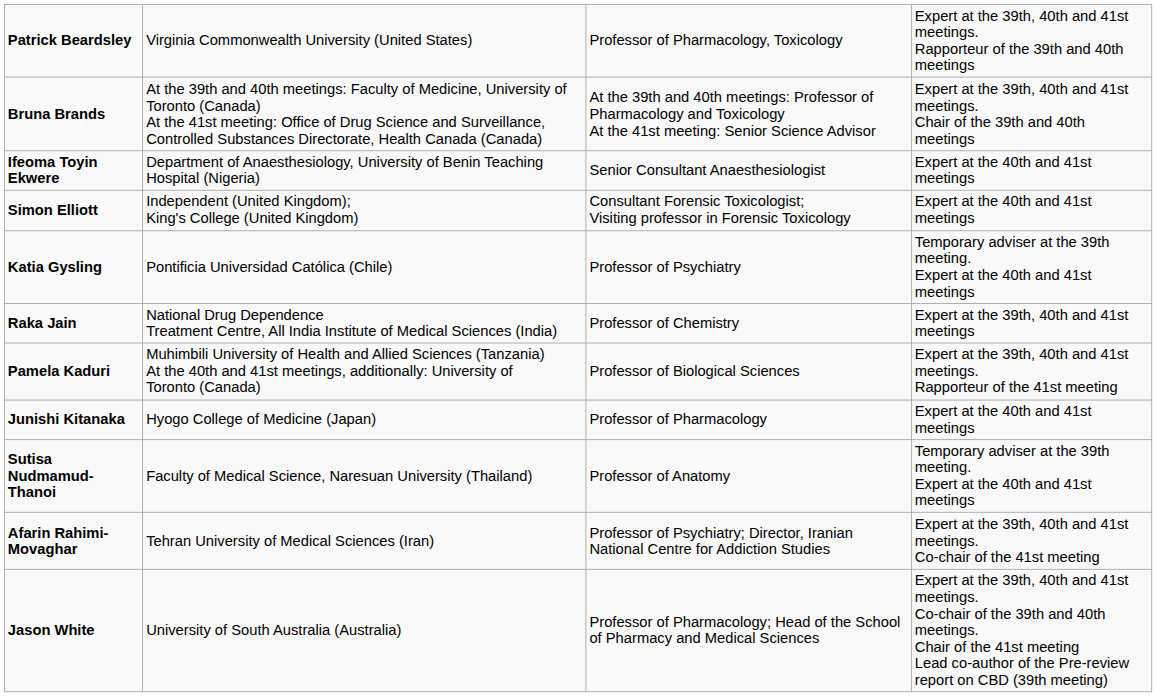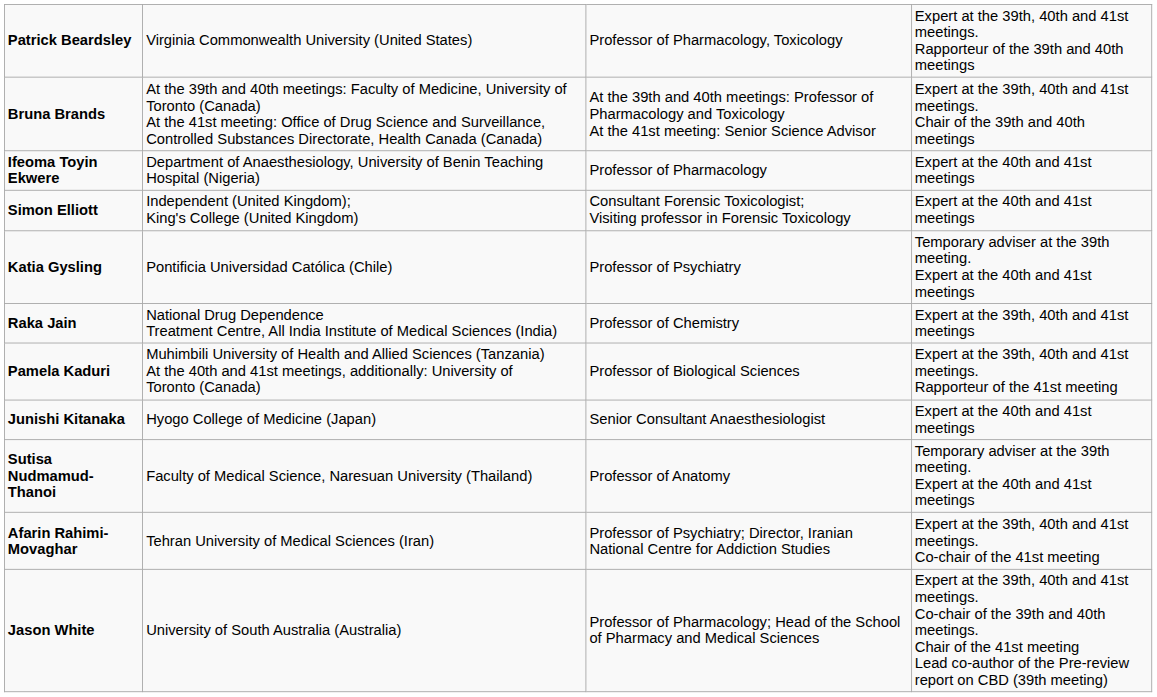(707, 170) Senior Consultant Anaesthesiologist -> (678, 170) Professor of Pharmacology
(678, 419) Professor of Pharmacology -> (707, 419) Senior Consultant Anaesthesiologist
